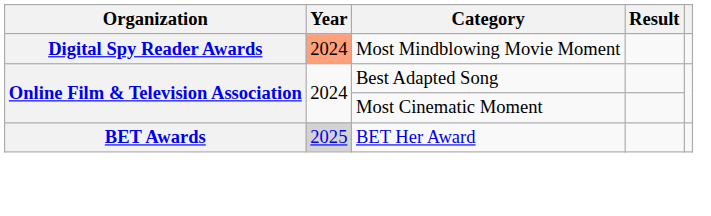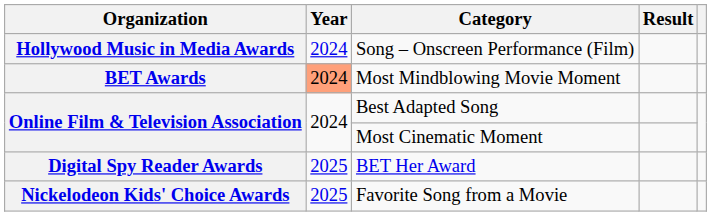+ row: (495, 48)
(155, 48) Digital Spy Reader Awards -> (155, 78) BET Awards
(155, 136) BET Awards -> (155, 166) Digital Spy Reader Awards
(329, 136) lightgrey background -> (329, 166) no background
+ row: (462, 195)
